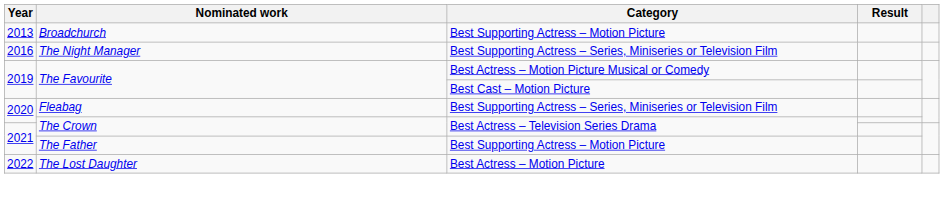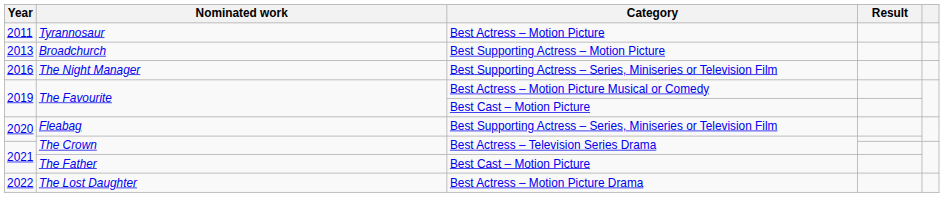+ row: (20, 32)
(557, 145) Best Supporting Actress – Motion Picture -> (520, 164) Best Cast – Motion Picture
(527, 164) Best Actress – Motion Picture -> (547, 182) Best Actress – Motion Picture Drama
